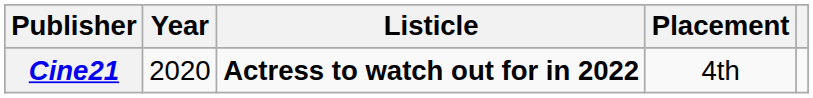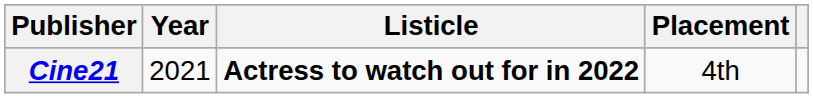(180, 69) 2020 -> (180, 69) 2021
